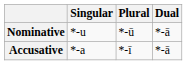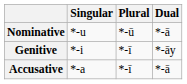+ row: (36, 50)
